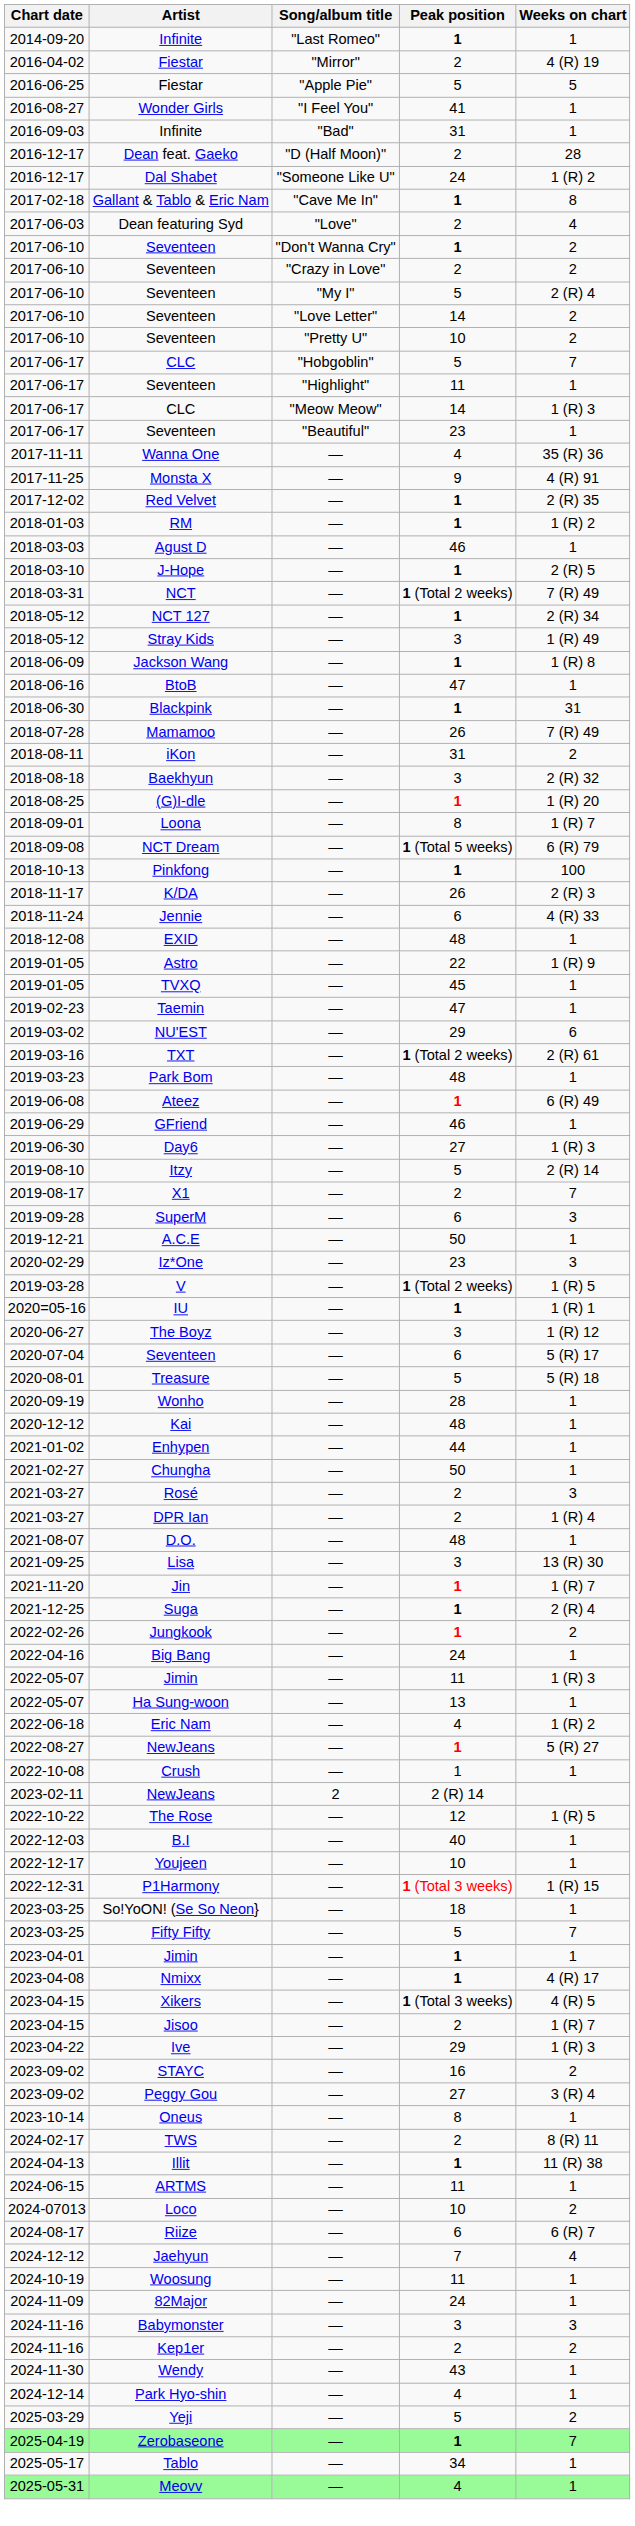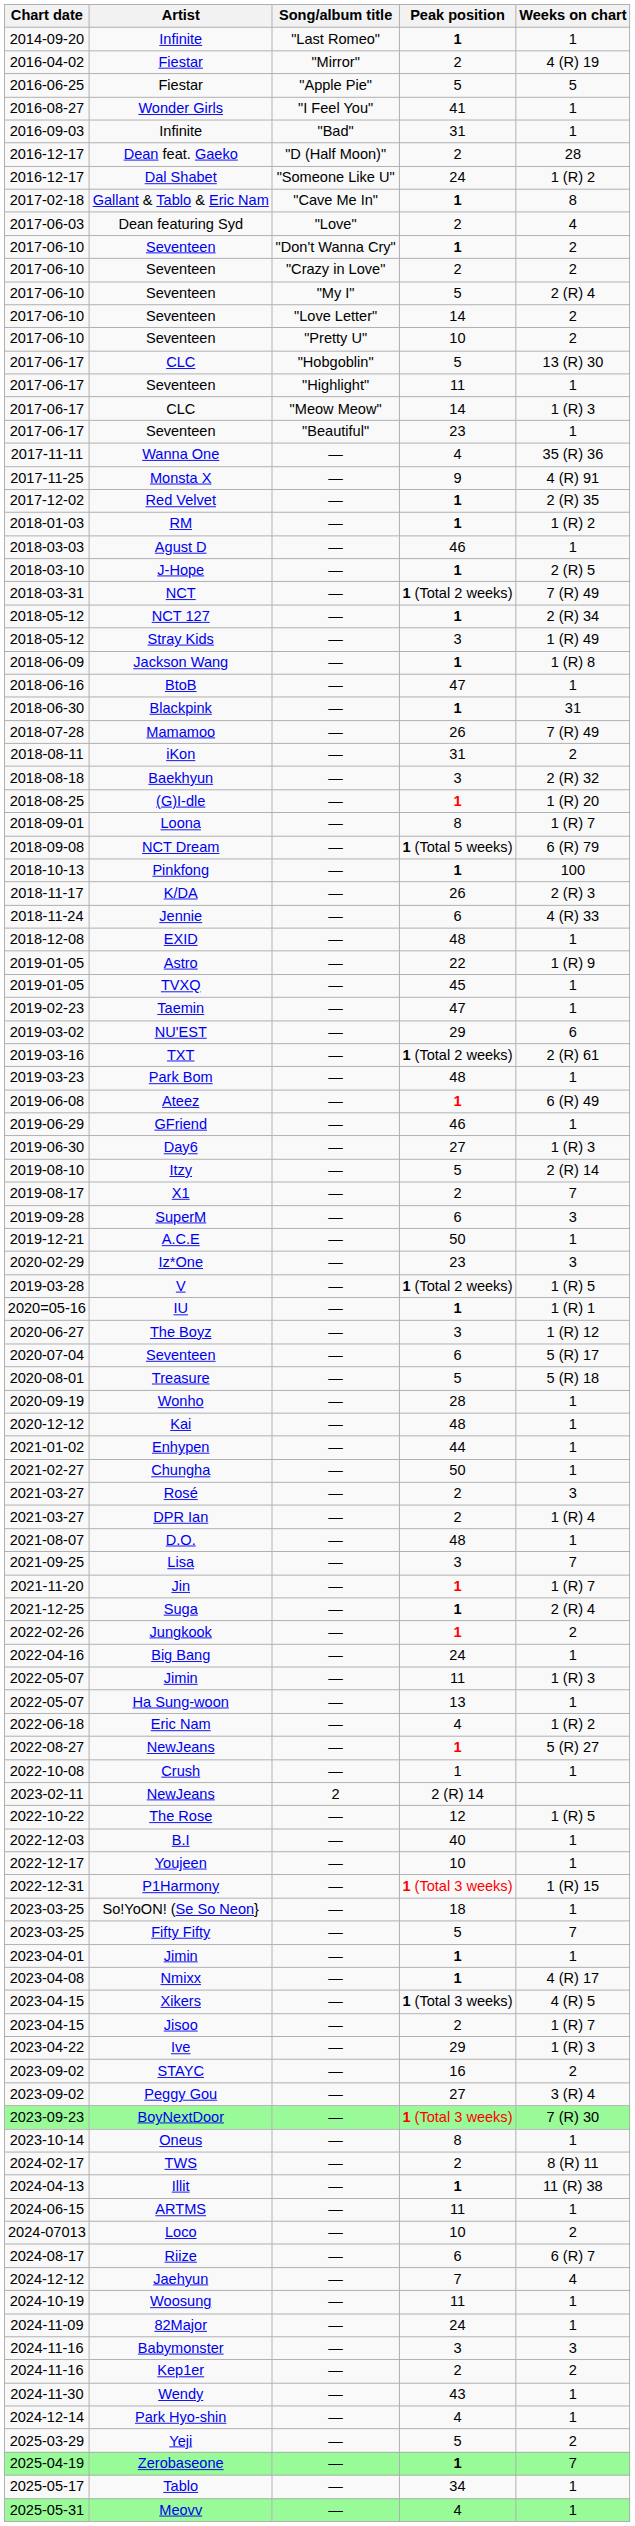(573, 362) 7 -> (573, 362) 13 (R) 30
(573, 1563) 13 (R) 30 -> (573, 1563) 7
+ row: (181, 2117)
